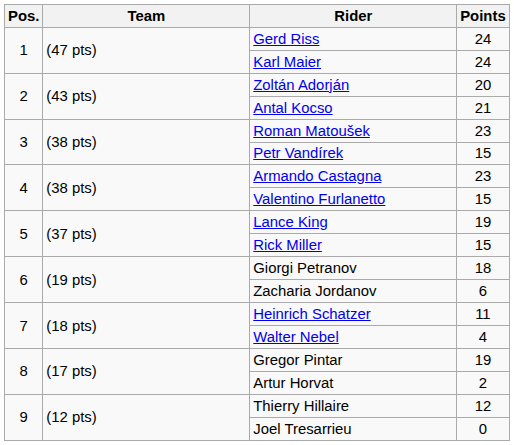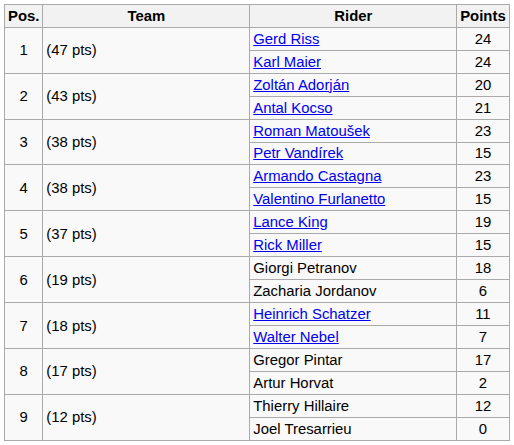(483, 337) 4 -> (483, 337) 7
(483, 360) 19 -> (483, 360) 17
